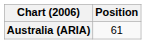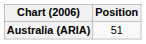(117, 30) 61 -> (117, 30) 51
